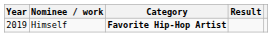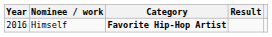(17, 25) 2019 -> (17, 25) 2016
